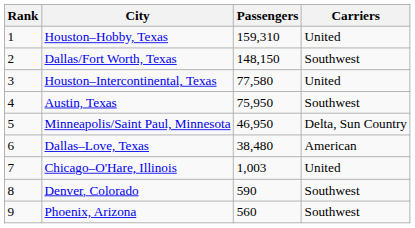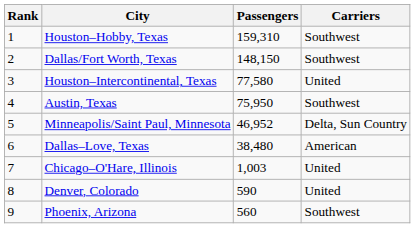(323, 37) United -> (332, 37) Southwest
(255, 124) 46,950 -> (255, 124) 46,952
(332, 190) Southwest -> (323, 190) United
